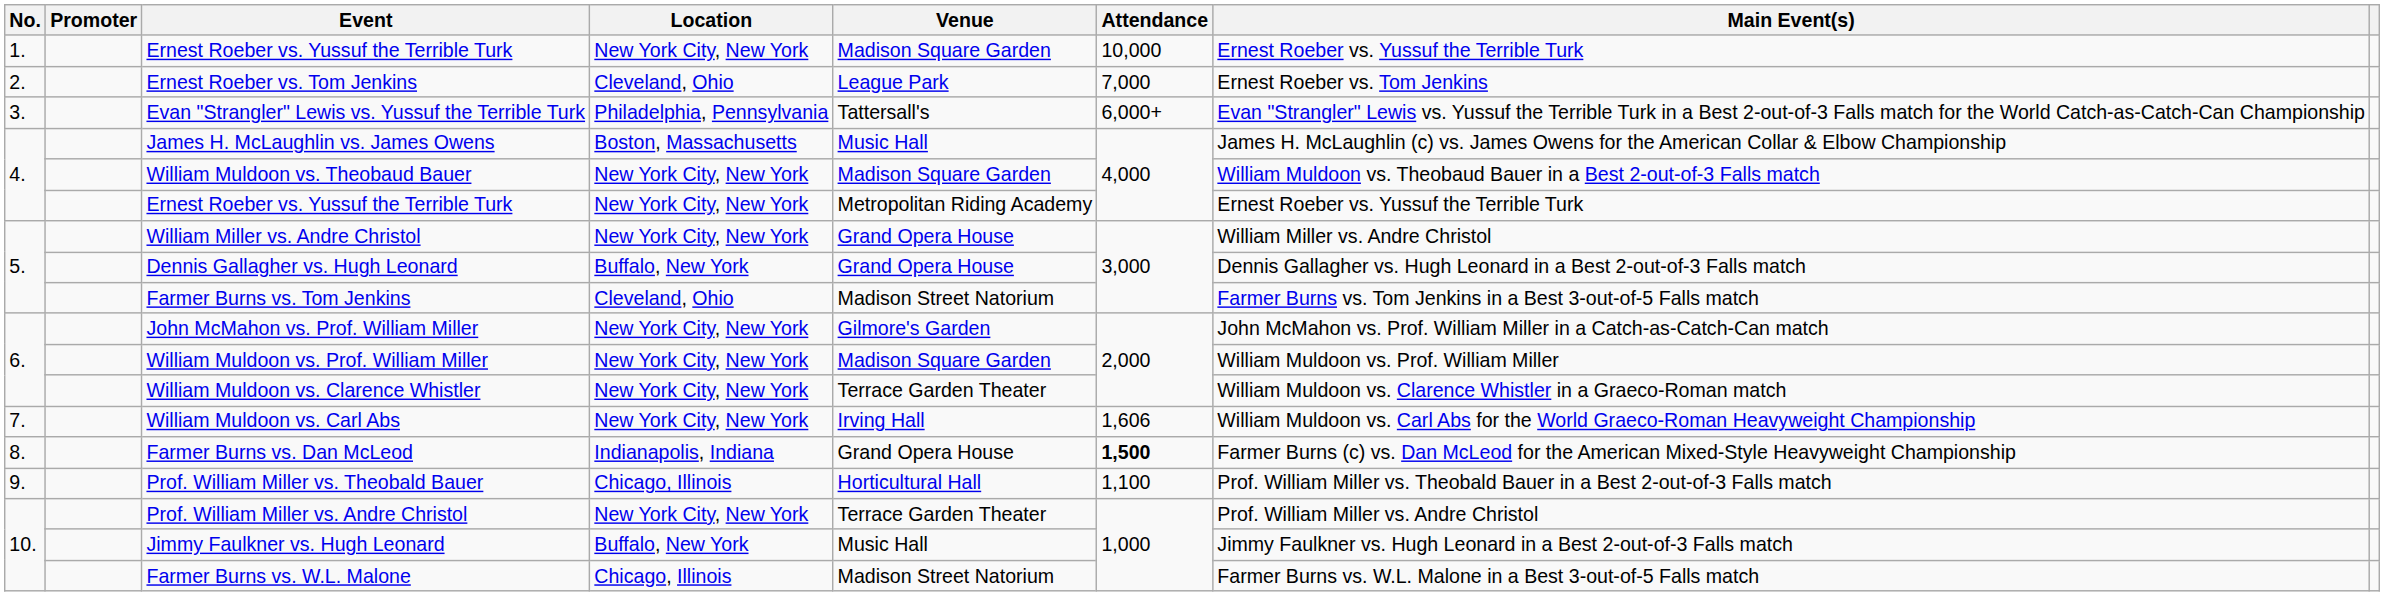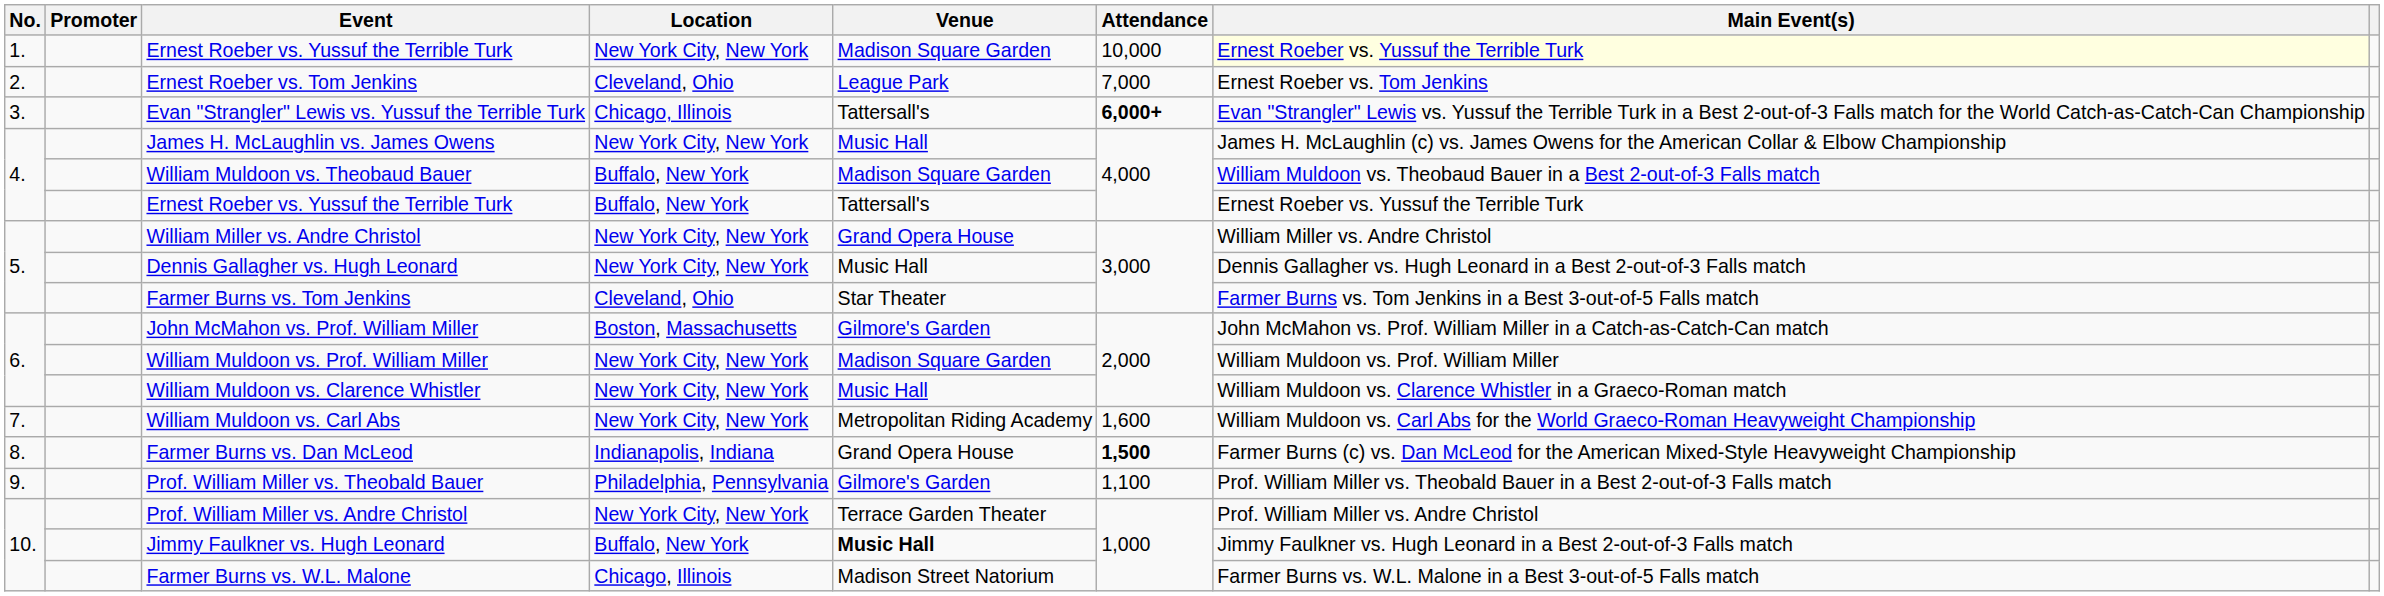(1400, 51) no background -> (1400, 51) lightyellow background
(711, 112) Philadelphia, Pennsylvania -> (663, 112) Chicago, Illinois
(1132, 112) normal -> (1132, 112) bold
(696, 143) Boston, Massachusetts -> (701, 143) New York City, New York
(701, 174) New York City, New York -> (671, 174) Buffalo, New York
(701, 205) New York City, New York -> (671, 205) Buffalo, New York
(965, 205) Metropolitan Riding Academy -> (884, 205) Tattersall's
(671, 267) Buffalo, New York -> (701, 267) New York City, New York
(926, 267) Grand Opera House -> (883, 267) Music Hall
(946, 298) Madison Street Natorium -> (892, 298) Star Theater
(701, 328) New York City, New York -> (696, 328) Boston, Massachusetts
(942, 390) Terrace Garden Theater -> (883, 390) Music Hall
(881, 421) Irving Hall -> (965, 421) Metropolitan Riding Academy
(1126, 421) 1,606 -> (1126, 421) 1,600
(663, 483) Chicago, Illinois -> (711, 483) Philadelphia, Pennsylvania
(909, 483) Horticultural Hall -> (914, 483) Gilmore's Garden
(883, 545) normal -> (886, 545) bold
